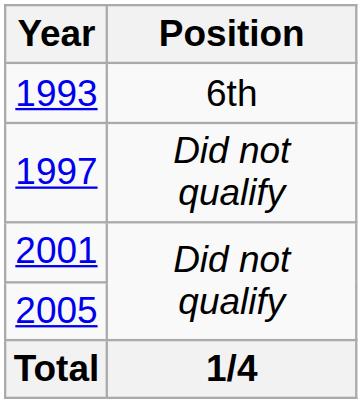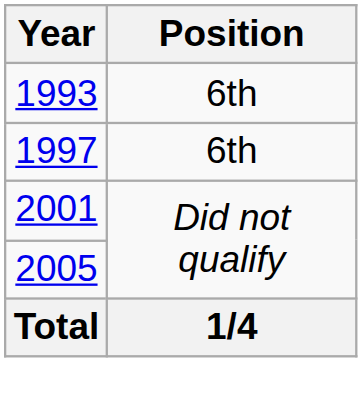(232, 171) Did not qualify -> (232, 151) 6th
